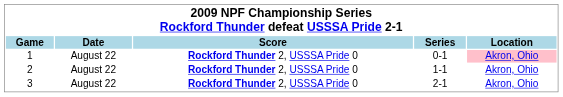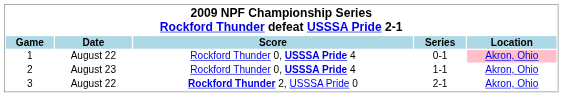(273, 56) Rockford Thunder 2, USSSA Pride 0 -> (273, 56) Rockford Thunder 0, USSSA Pride 4
(93, 70) August 22 -> (93, 70) August 23
(273, 70) Rockford Thunder 2, USSSA Pride 0 -> (273, 70) Rockford Thunder 0, USSSA Pride 4
